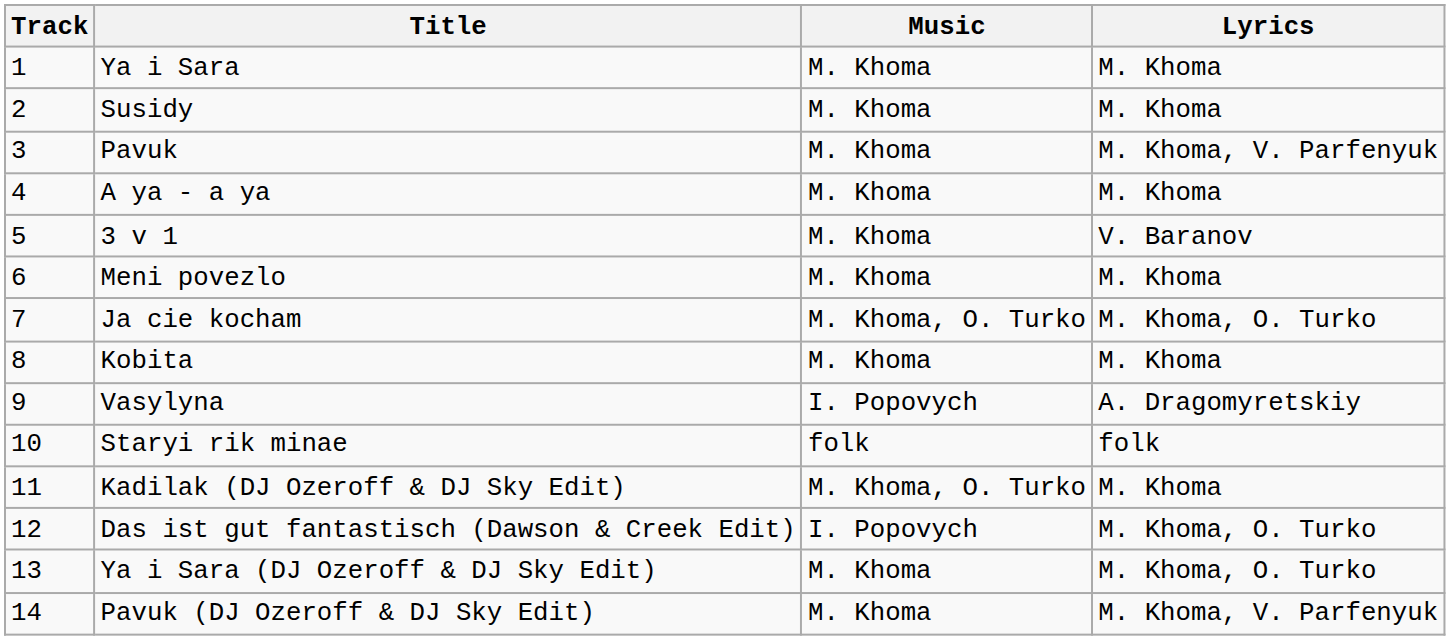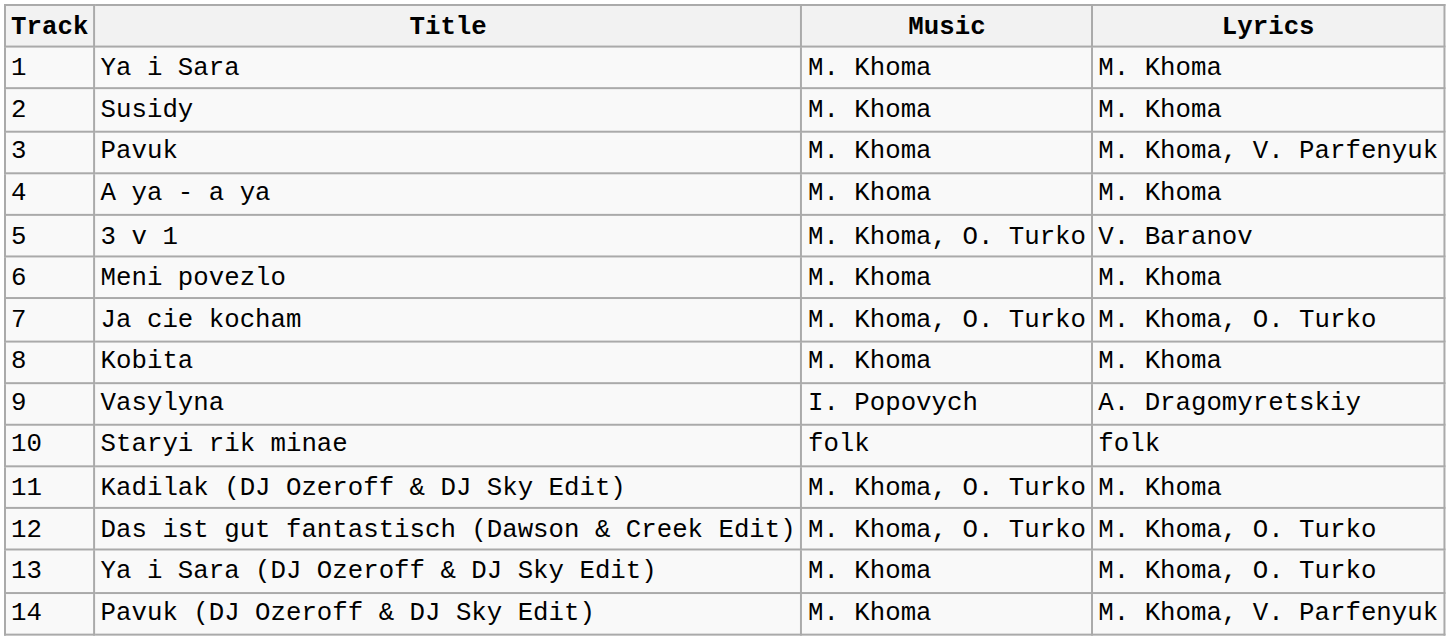(870, 236) M. Khoma -> (947, 236) M. Khoma, O. Turko
(893, 529) I. Popovych -> (947, 529) M. Khoma, O. Turko
